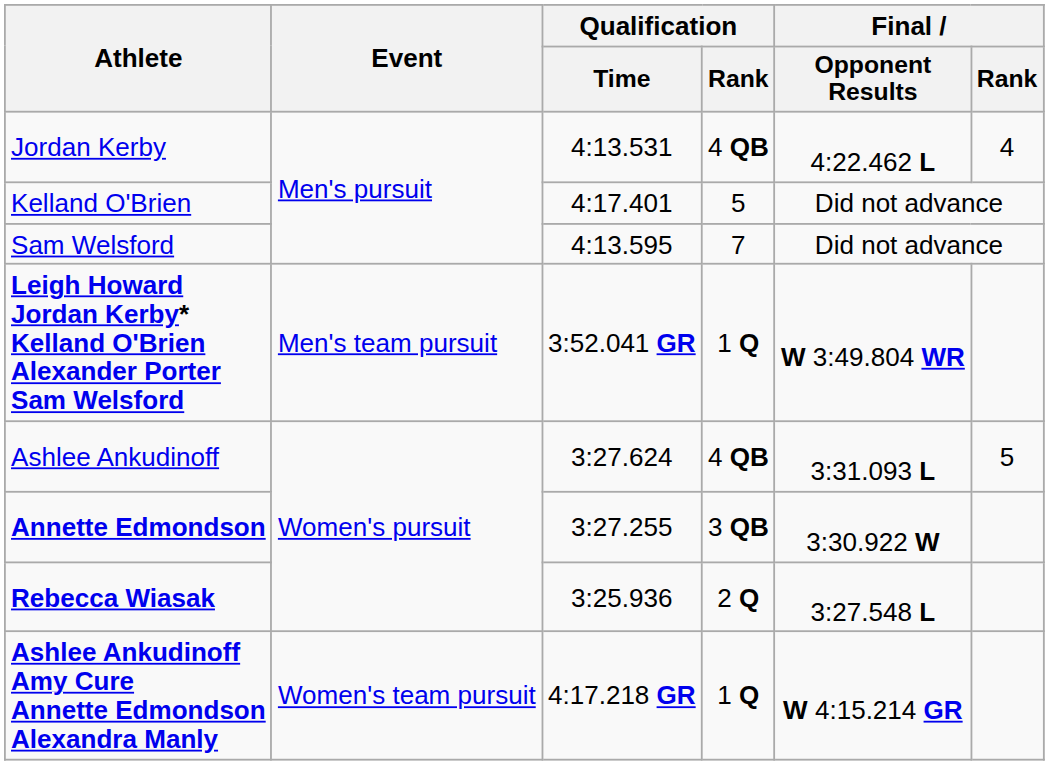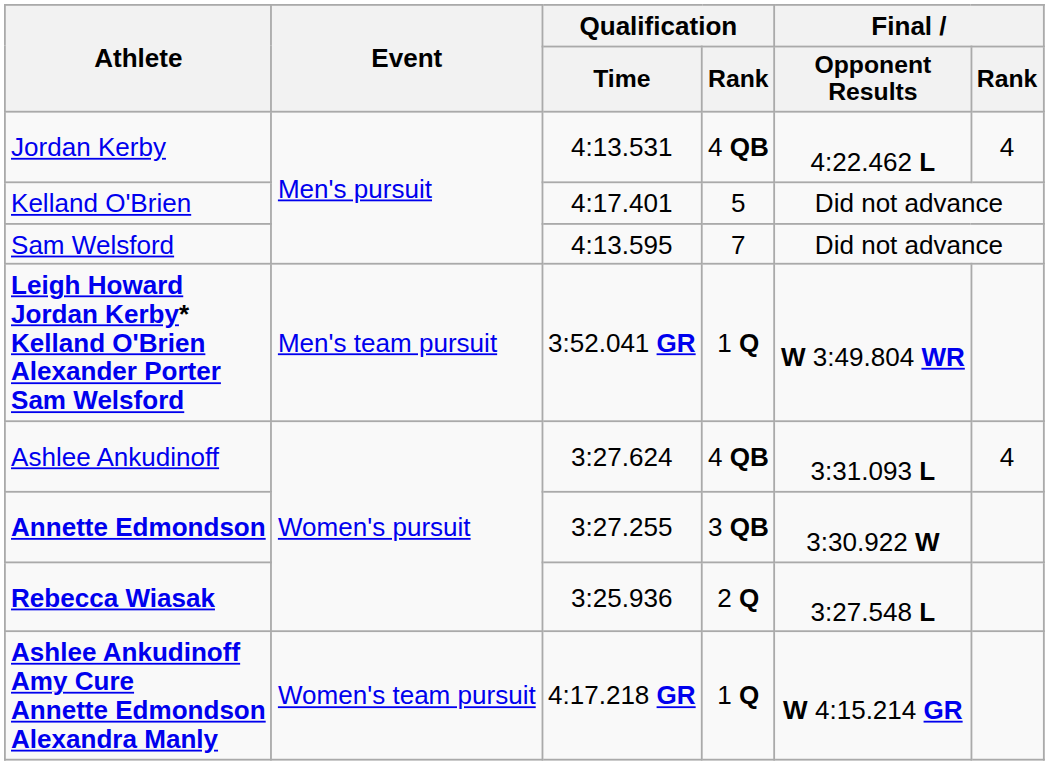(1007, 457) 5 -> (1007, 457) 4
